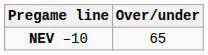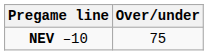(158, 39) 65 -> (158, 39) 75
